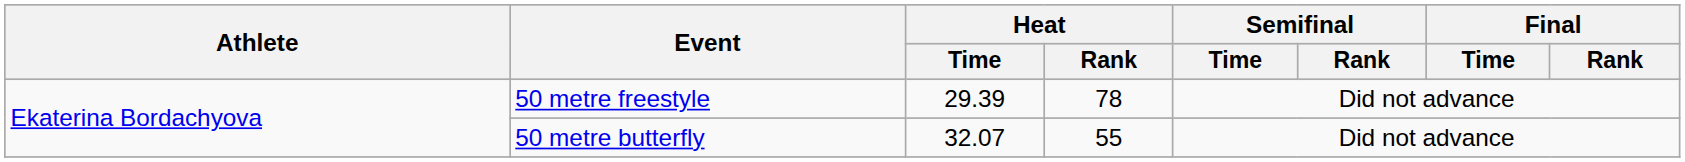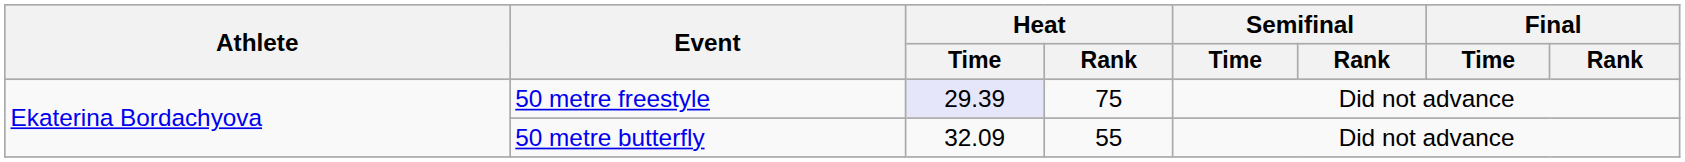(975, 99) no background -> (975, 99) lavender background
(1109, 99) 78 -> (1109, 99) 75
(975, 138) 32.07 -> (975, 138) 32.09
